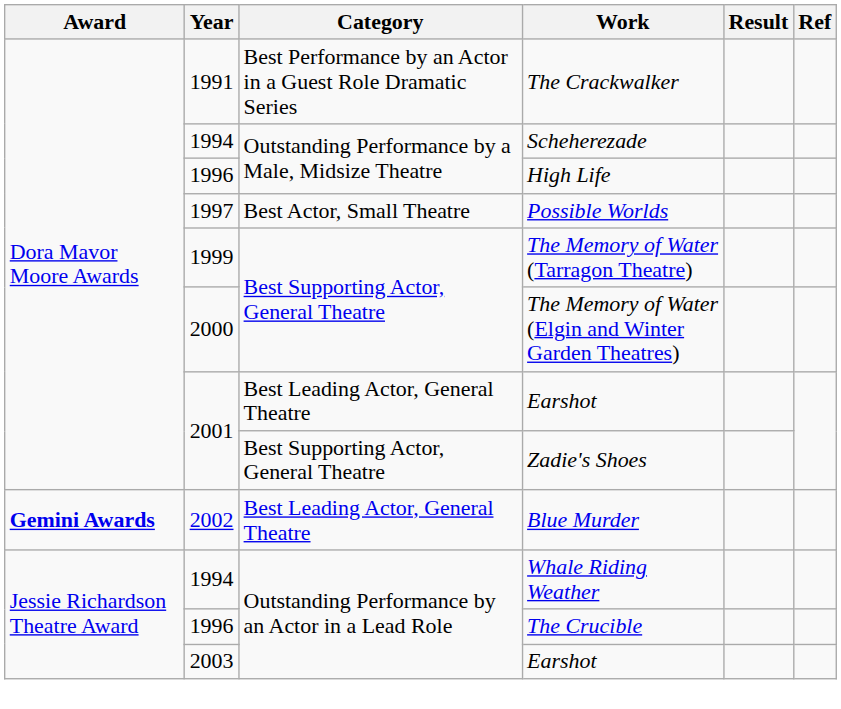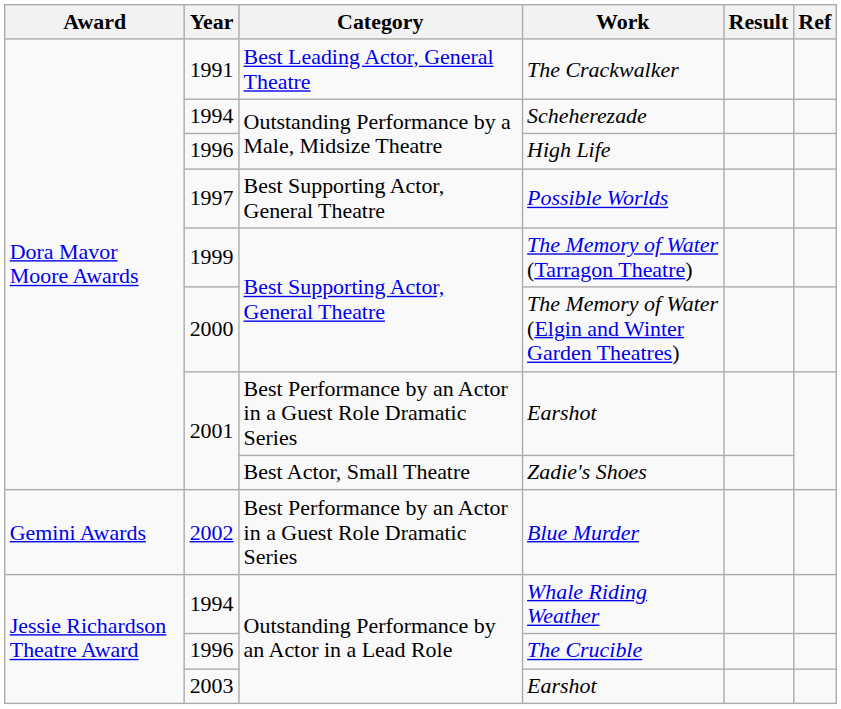(376, 81) Best Performance by an Actor in a Guest Role Dramatic Series -> (369, 68) Best Leading Actor, General Theatre
(357, 210) Best Actor, Small Theatre -> (344, 197) Best Supporting Actor, General Theatre
(369, 400) Best Leading Actor, General Theatre -> (376, 413) Best Performance by an Actor in a Guest Role Dramatic Series
(344, 460) Best Supporting Actor, General Theatre -> (357, 472) Best Actor, Small Theatre
(82, 519) bold -> (78, 532) normal
(369, 519) Best Leading Actor, General Theatre -> (376, 532) Best Performance by an Actor in a Guest Role Dramatic Series
